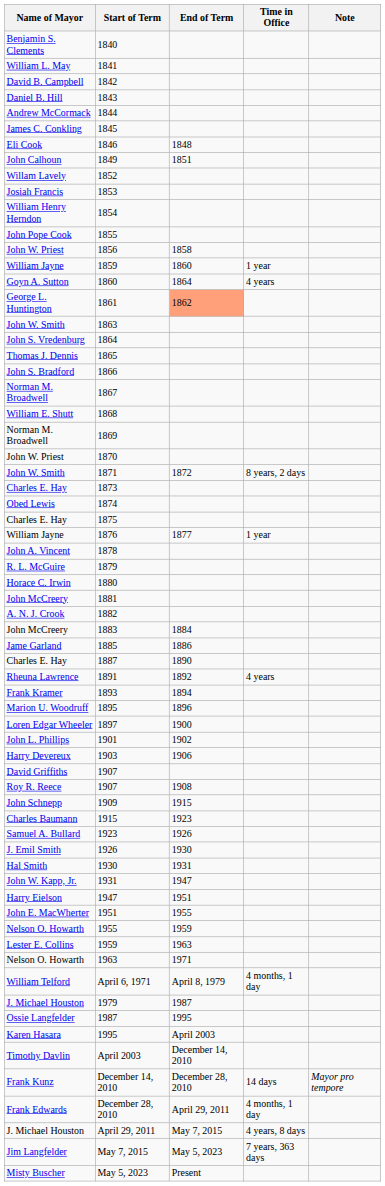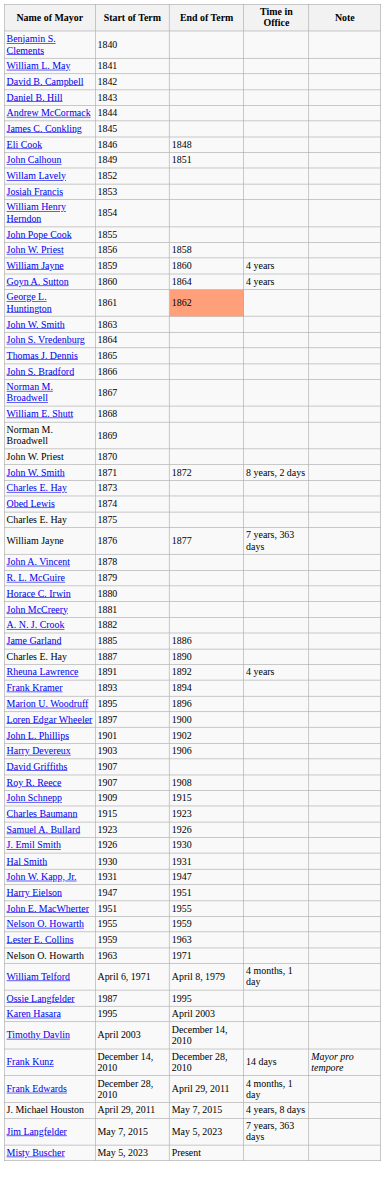(258, 266) 1 year -> (260, 266) 4 years
(258, 535) 1 year -> (270, 541) 7 years, 363 days
- row: (37, 629)
- row: (45, 1002)
